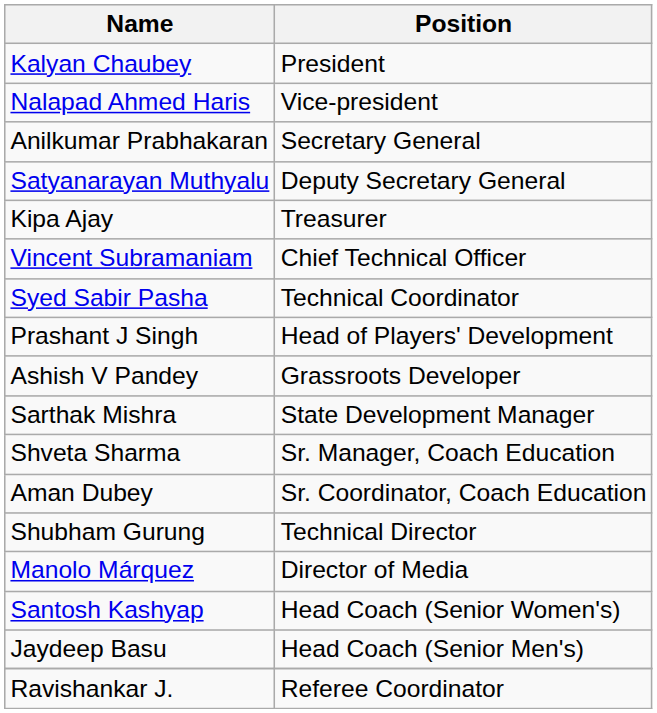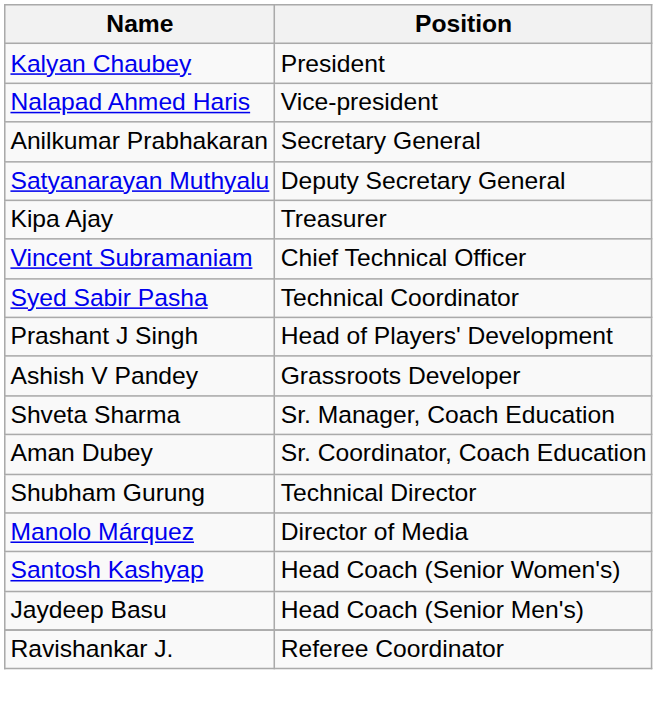- row: (93, 414)
